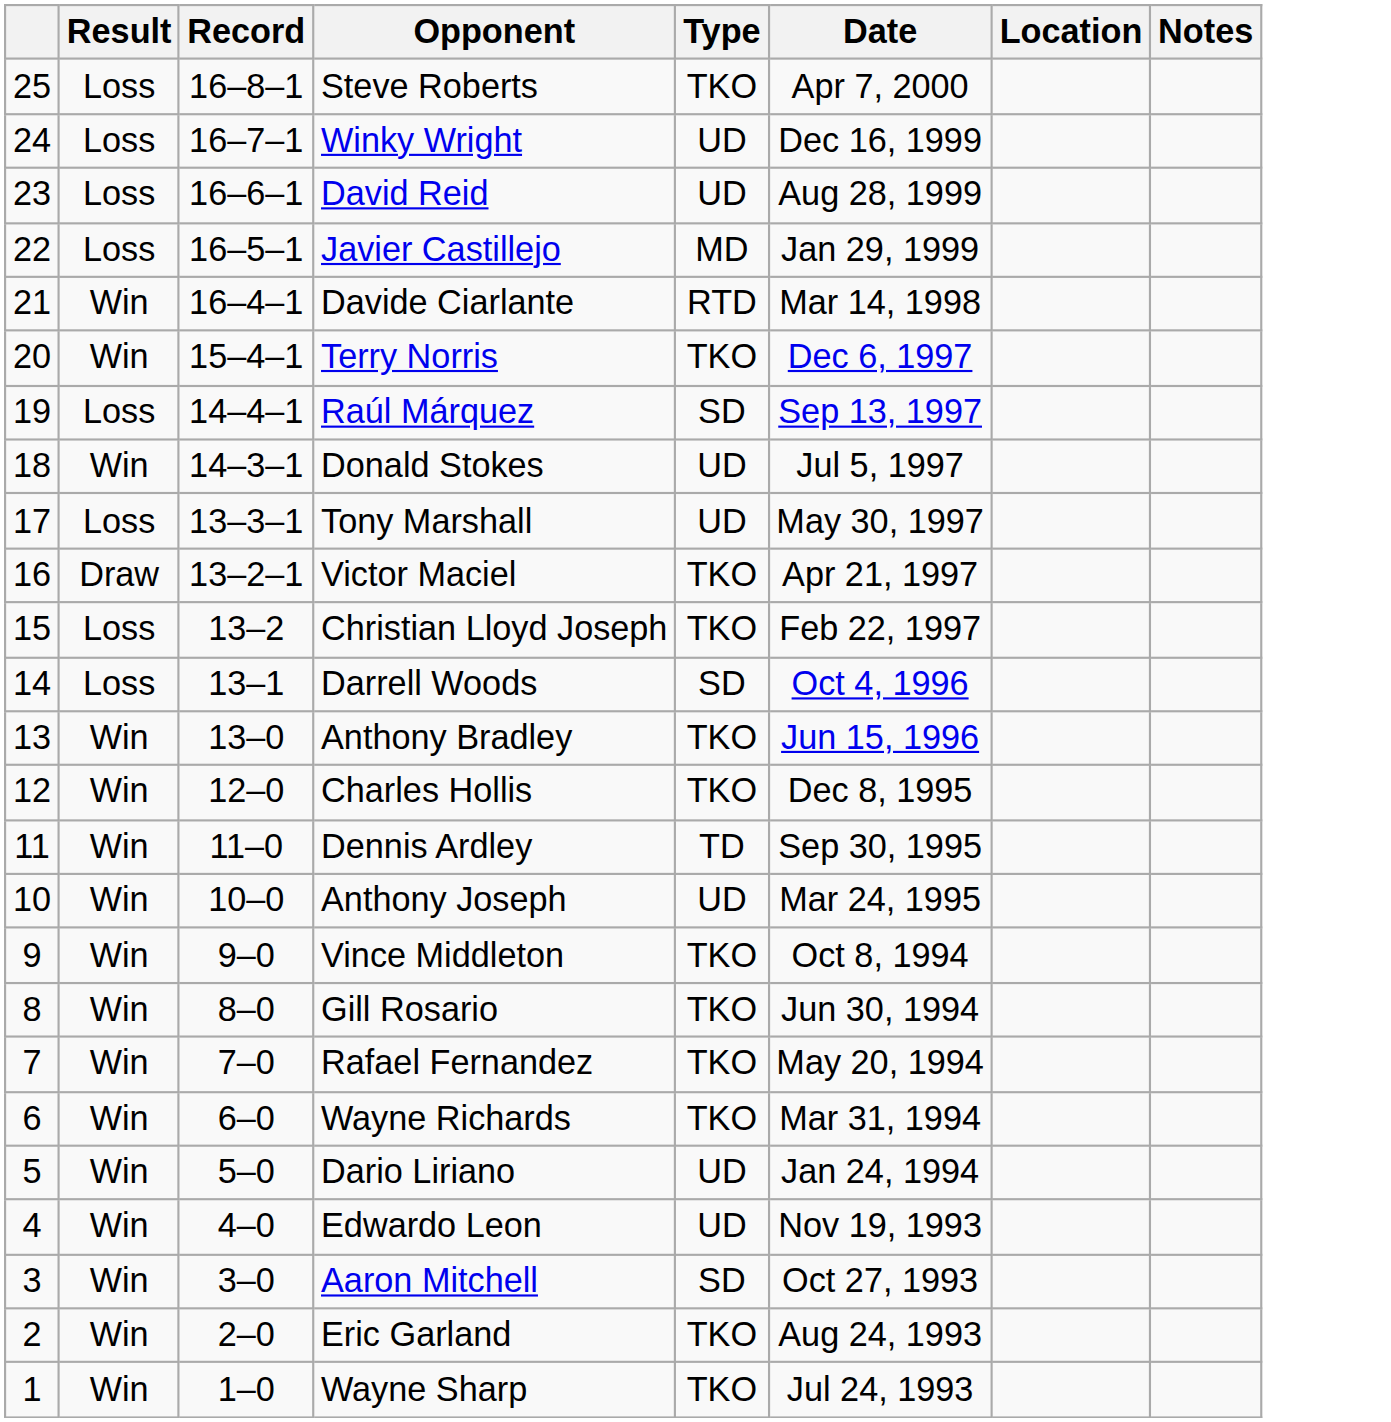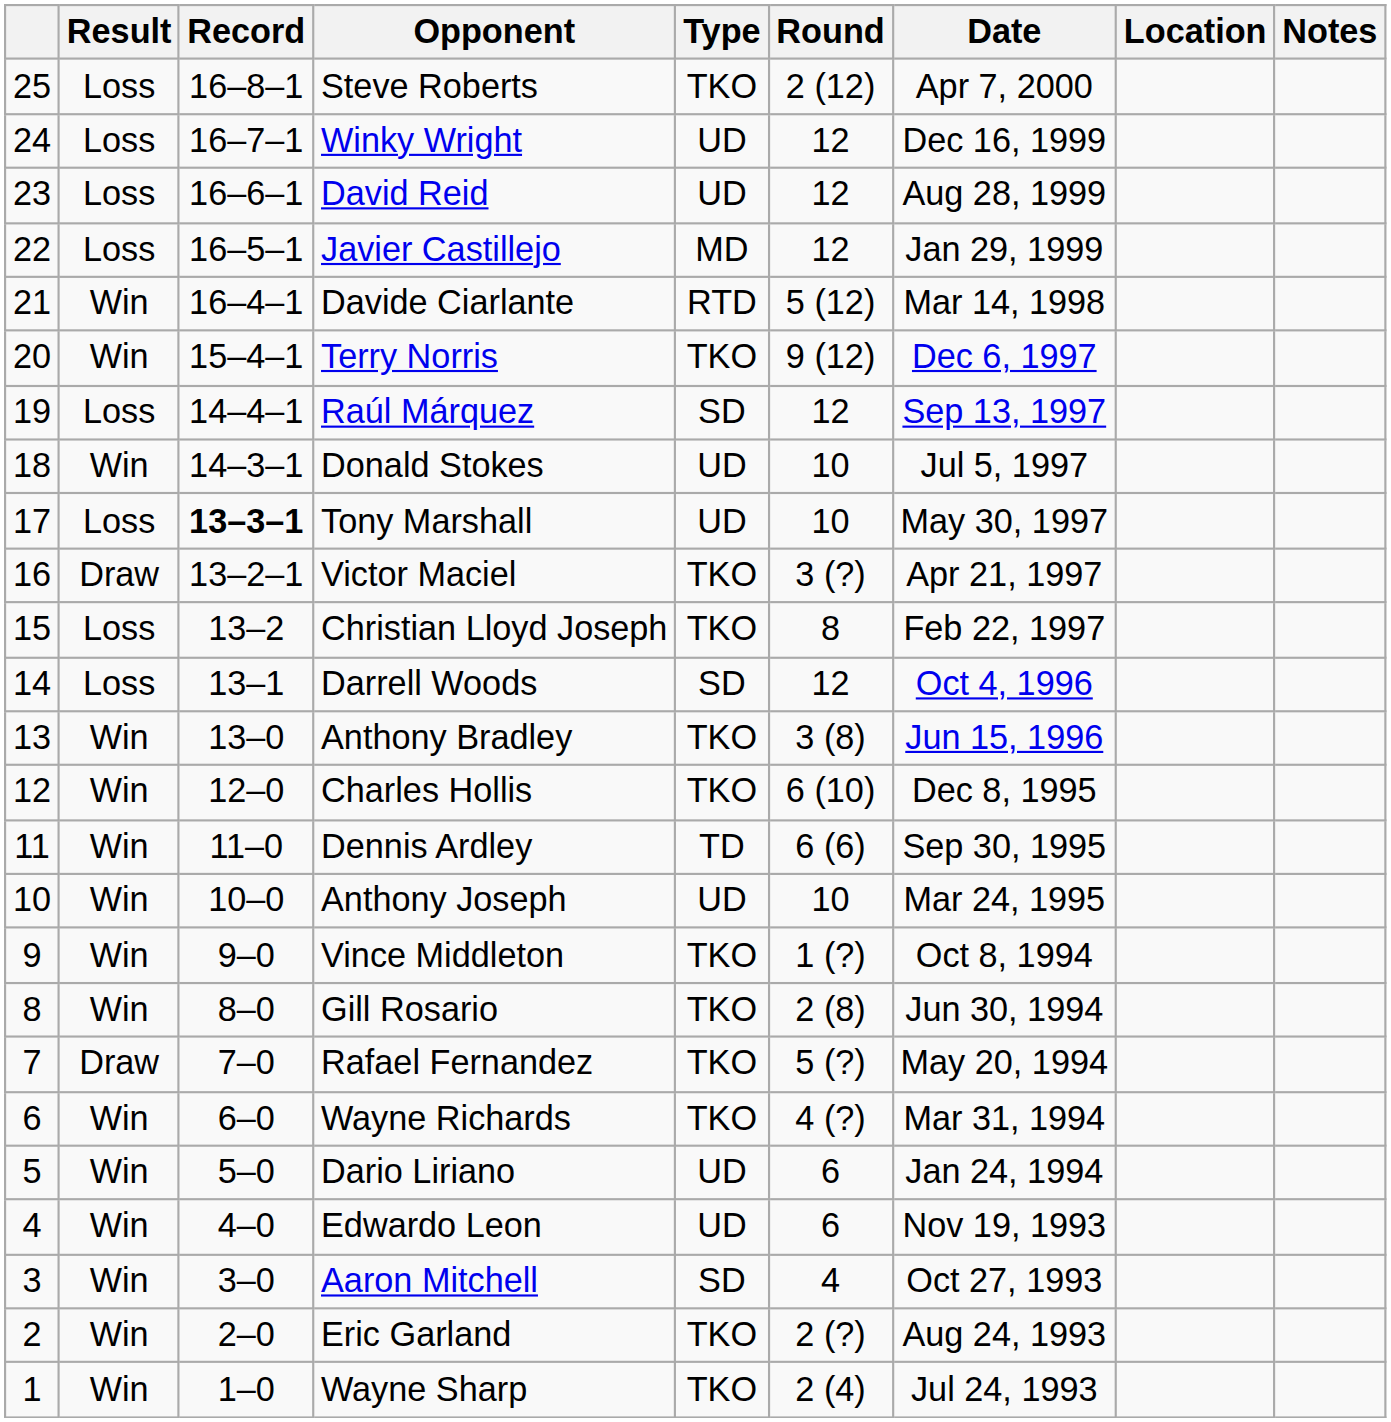+ column: (831, 31)
(246, 520) normal -> (246, 520) bold
(119, 1063) Win -> (119, 1063) Draw
